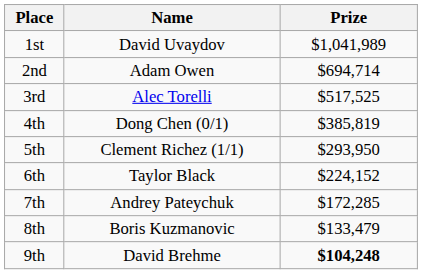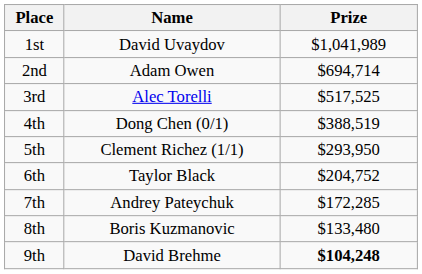(349, 123) $385,819 -> (349, 123) $388,519
(349, 176) $224,152 -> (349, 176) $204,752
(349, 228) $133,479 -> (349, 228) $133,480
